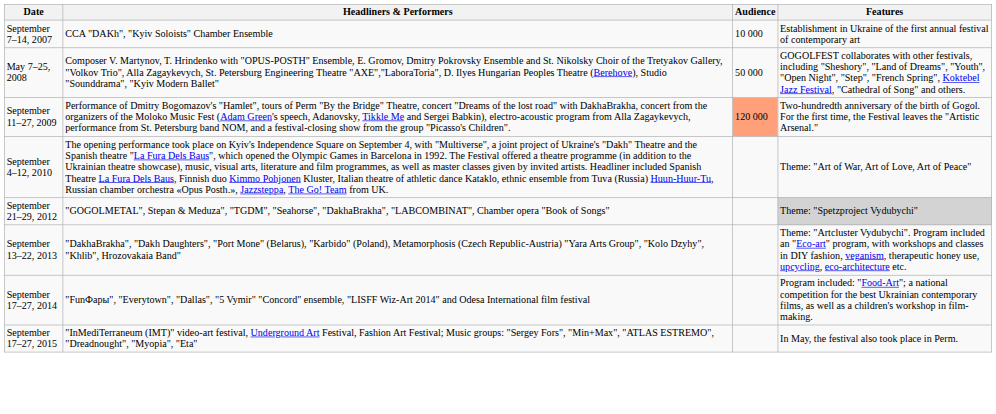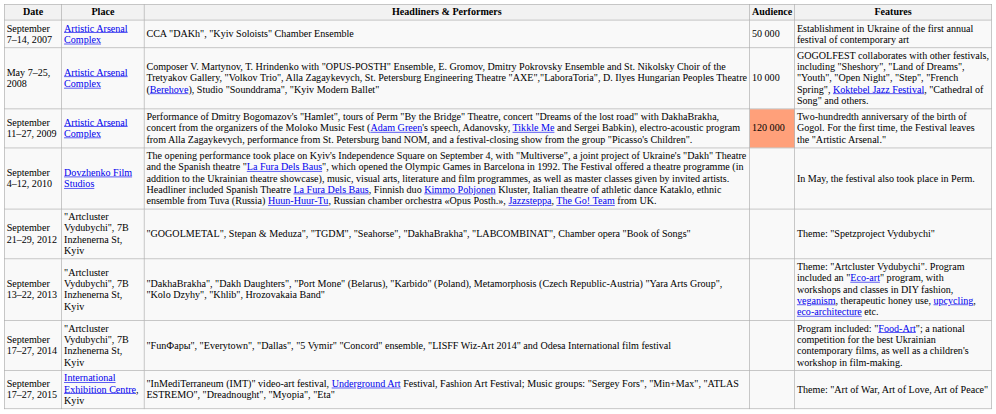+ column: (103, 12)
(749, 34) 10 000 -> (766, 34) 50 000
(749, 72) 50 000 -> (766, 78) 10 000
(876, 167) Theme: "Art of War, Art of Love, Art of Peace" -> (886, 178) In May, the festival also took place in Perm.
(849, 211) lightgrey background -> (866, 234) no background
(869, 338) In May, the festival also took place in Perm. -> (893, 389) Theme: "Art of War, Art of Love, Art of Peace"
